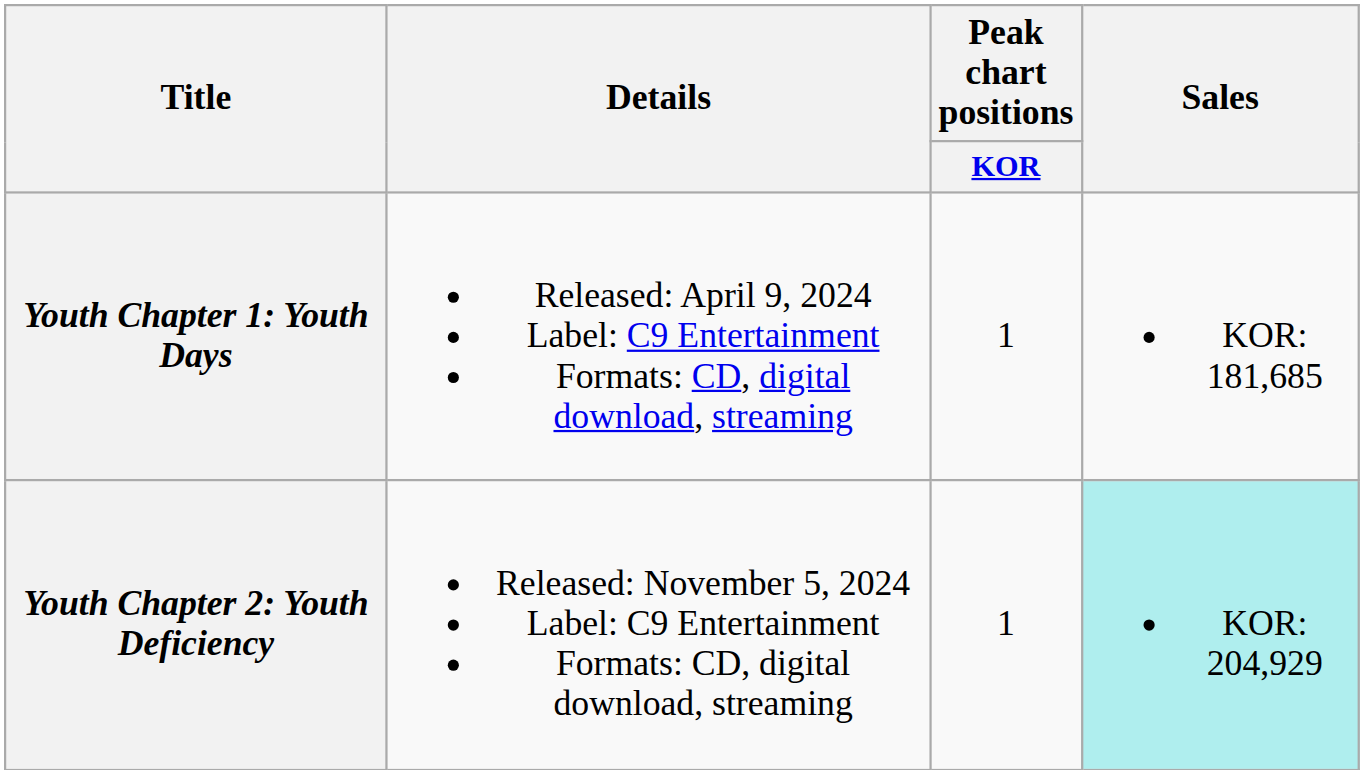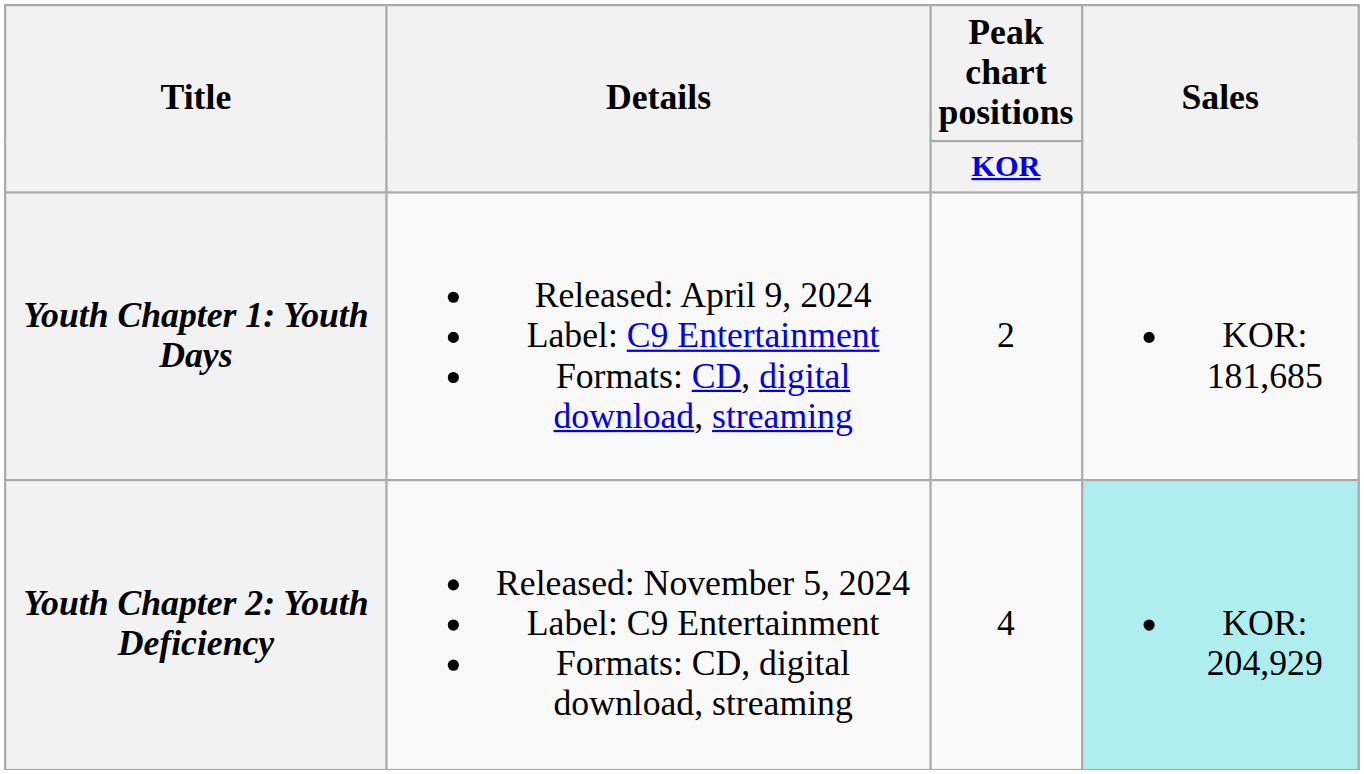(1006, 335) 1 -> (1006, 335) 2
(1006, 624) 1 -> (1006, 624) 4
